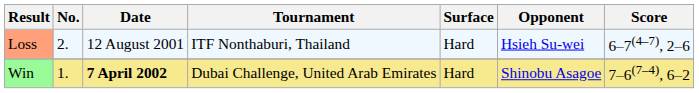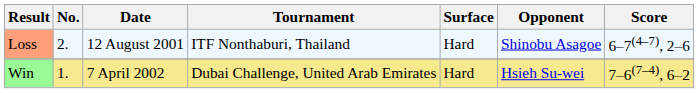(543, 43) Hsieh Su-wei -> (551, 43) Shinobu Asagoe
(127, 72) bold -> (126, 72) normal
(551, 72) Shinobu Asagoe -> (543, 72) Hsieh Su-wei
